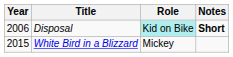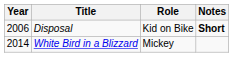(168, 28) paleturquoise background -> (168, 28) no background
(18, 44) 2015 -> (18, 44) 2014
